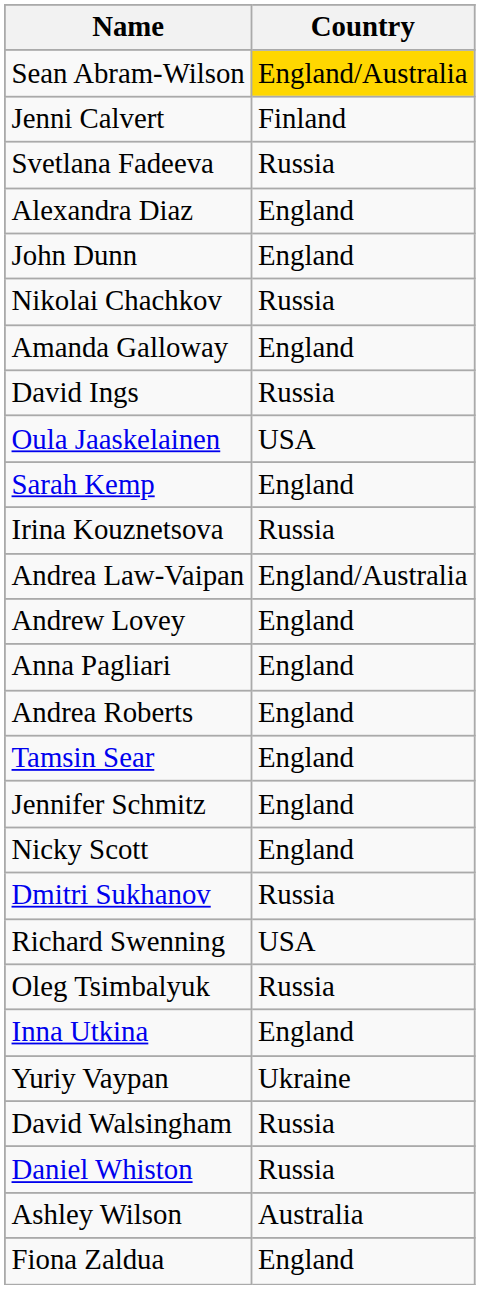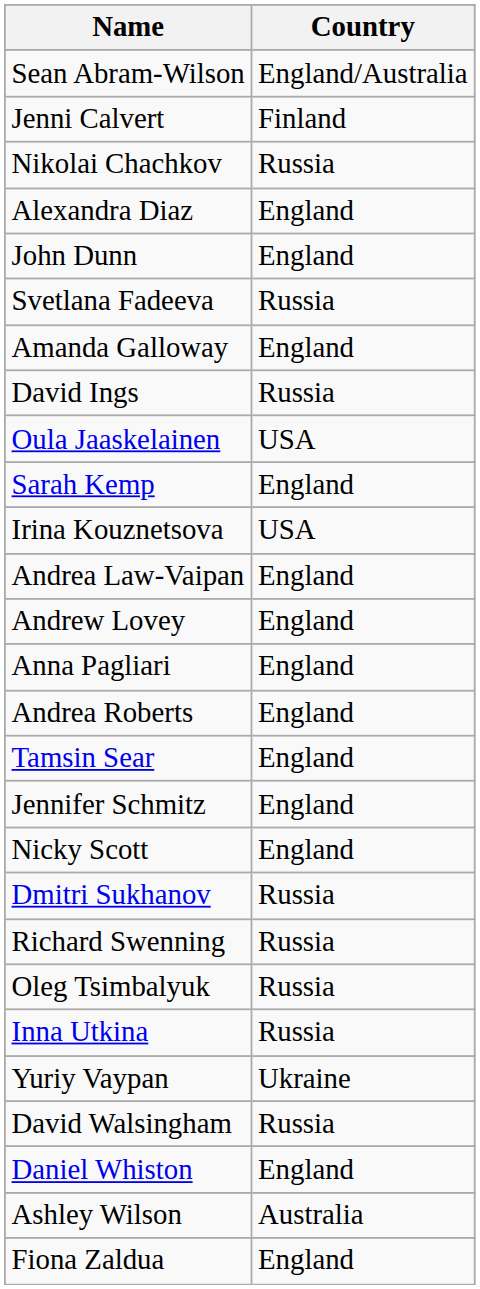(363, 73) gold background -> (363, 73) no background
rows swapped: (117, 301) <-> (113, 164)
(296, 529) Russia -> (287, 529) USA
(363, 575) England/Australia -> (306, 575) England
(287, 940) USA -> (296, 940) Russia
(306, 1032) England -> (296, 1032) Russia
(296, 1169) Russia -> (306, 1169) England
